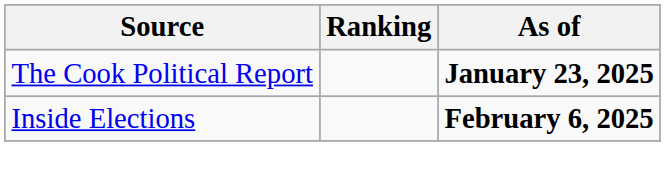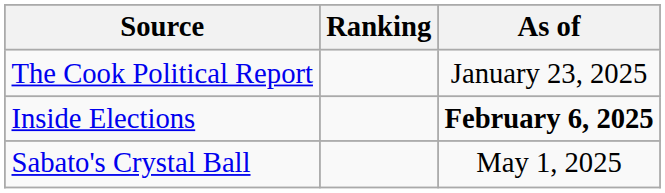(549, 72) bold -> (549, 72) normal
+ row: (131, 163)
